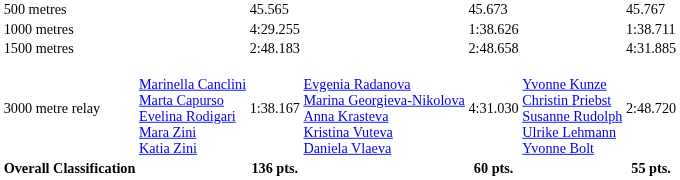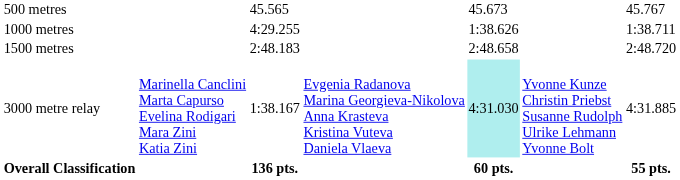(651, 48) 4:31.885 -> (651, 48) 2:48.720
(494, 108) no background -> (494, 108) paleturquoise background
(651, 108) 2:48.720 -> (651, 108) 4:31.885
